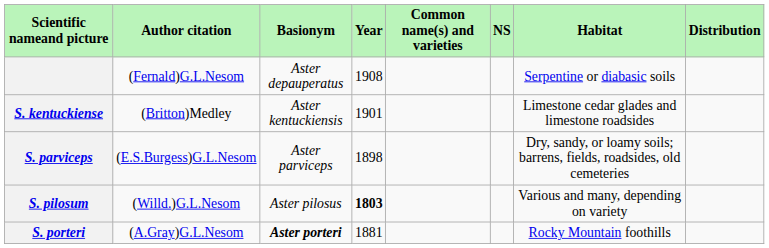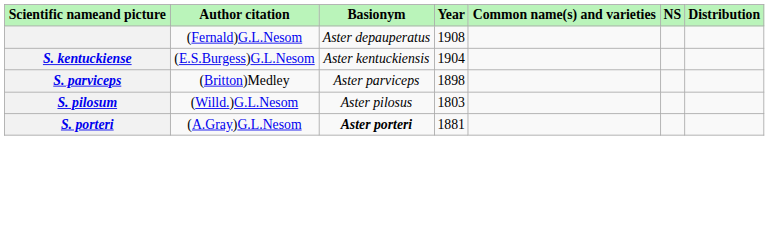- column: (600, 30)
(186, 113) (Britton)Medley -> (244, 59) (E.S.Burgess)G.L.Nesom
(369, 113) 1901 -> (451, 59) 1904
(186, 158) (E.S.Burgess)G.L.Nesom -> (244, 80) (Britton)Medley
(369, 203) bold -> (451, 102) normal
